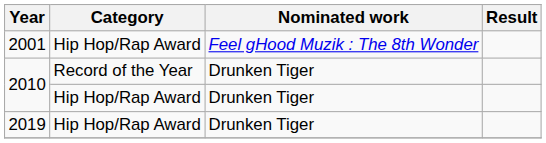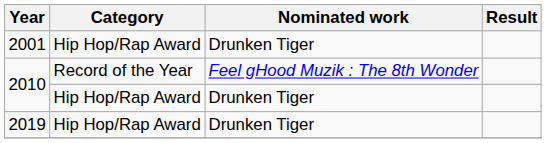(343, 44) Feel gHood Muzik : The 8th Wonder -> (261, 44) Drunken Tiger
(261, 71) Drunken Tiger -> (343, 71) Feel gHood Muzik : The 8th Wonder
